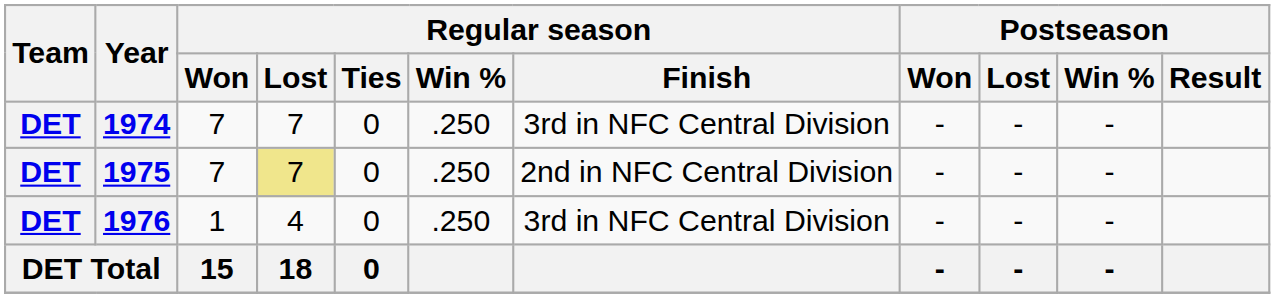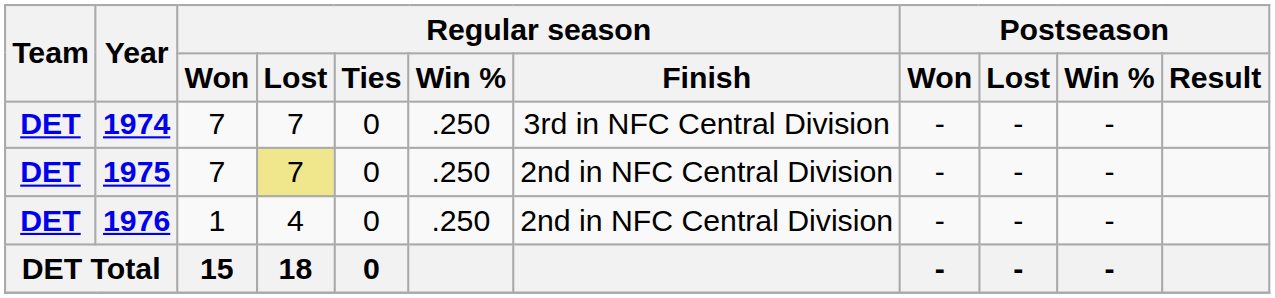(707, 220) 3rd in NFC Central Division -> (707, 220) 2nd in NFC Central Division
